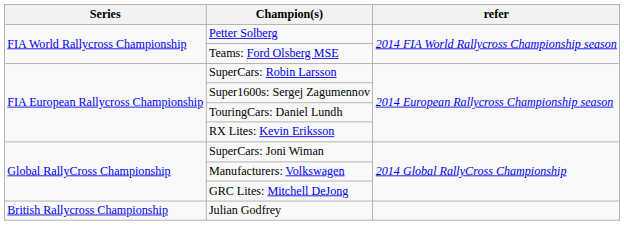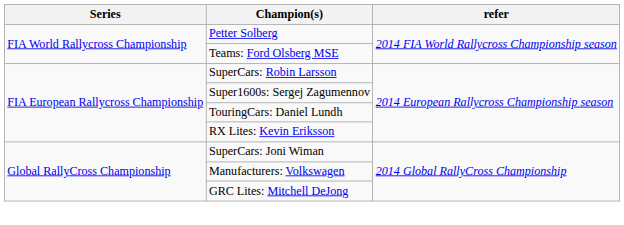- row: (245, 210)
